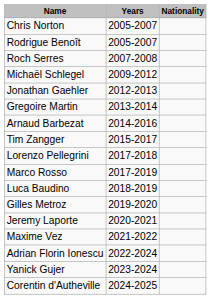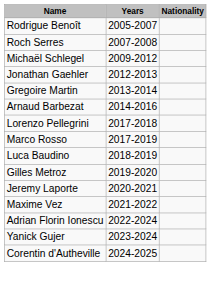- row: (35, 26)
- row: (36, 139)
